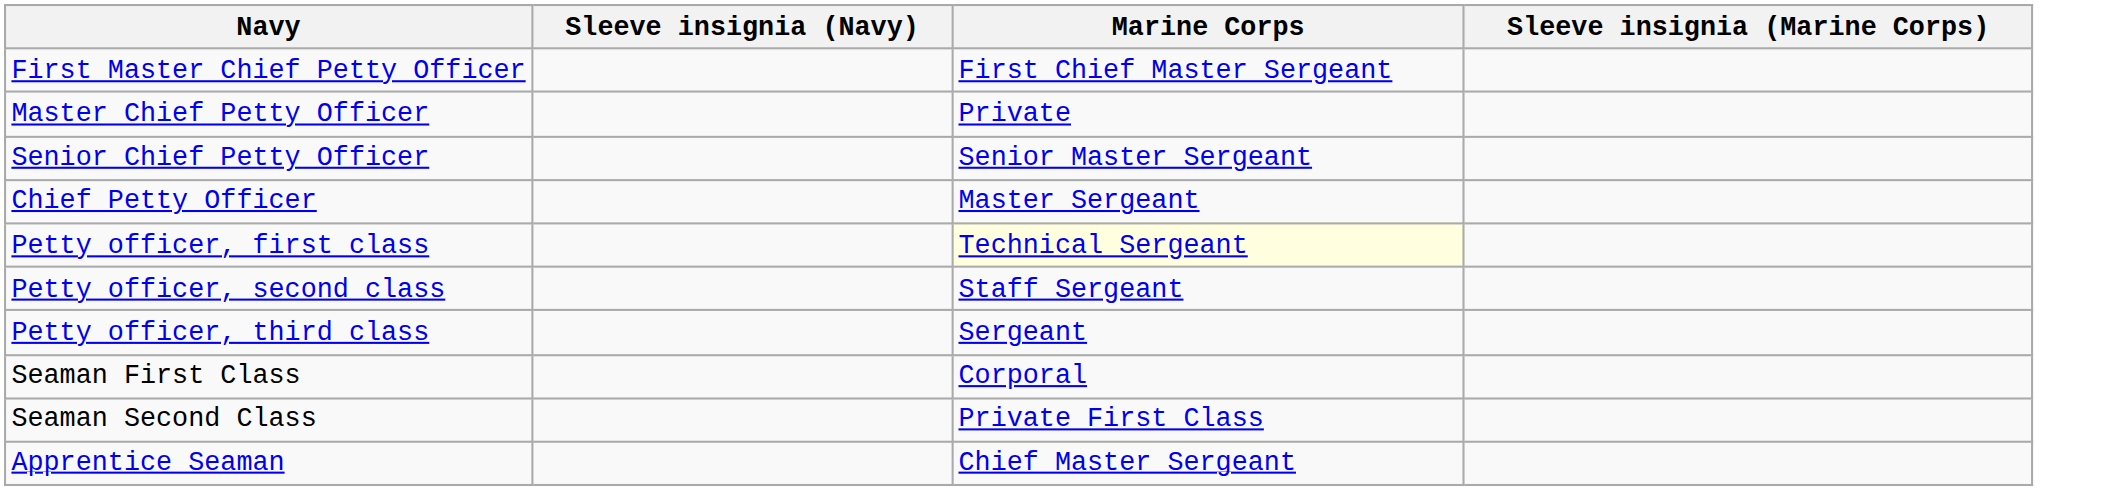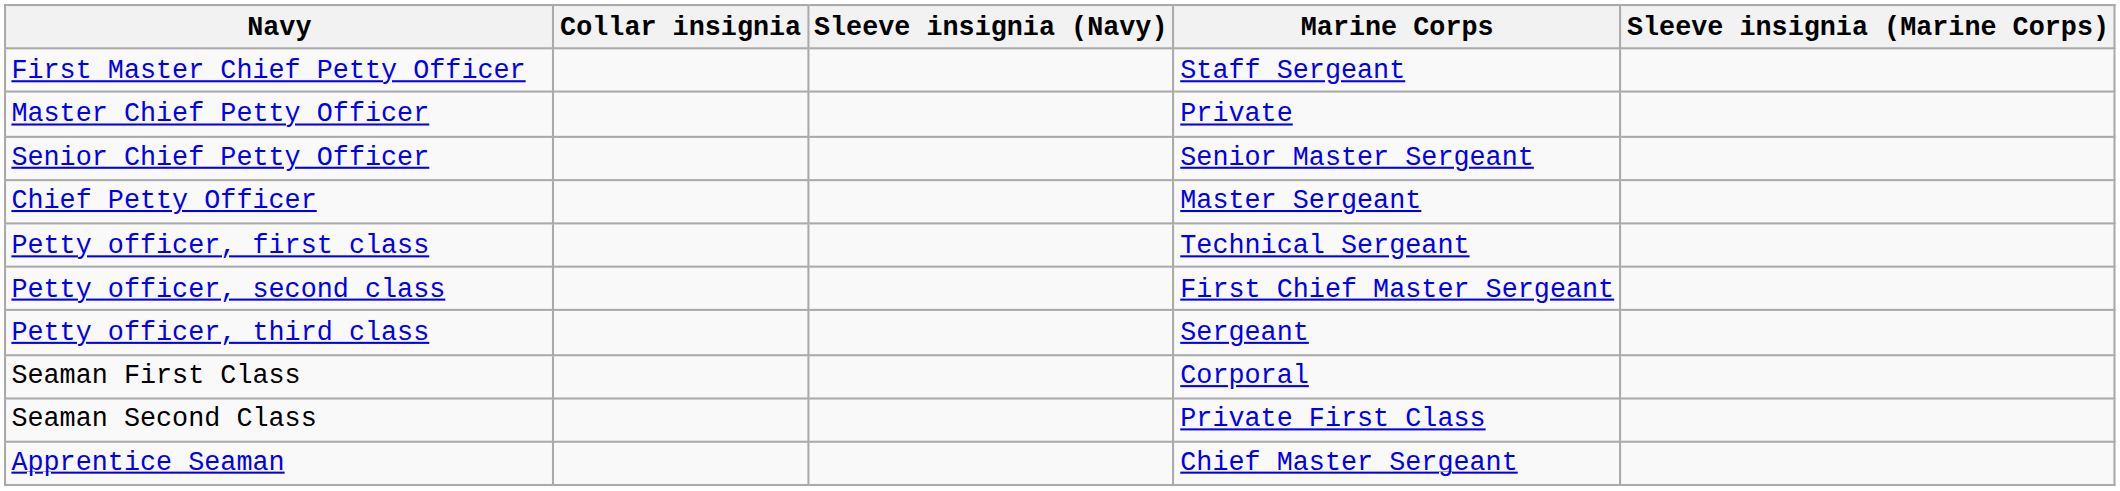+ column: (681, 27)
(1175, 70) First Chief Master Sergeant -> (1293, 70) Staff Sergeant
(1103, 245) lightyellow background -> (1325, 245) no background
(1071, 289) Staff Sergeant -> (1397, 289) First Chief Master Sergeant
